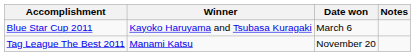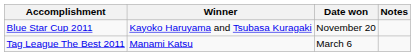(334, 28) March 6 -> (346, 28) November 20
(346, 43) November 20 -> (334, 43) March 6
